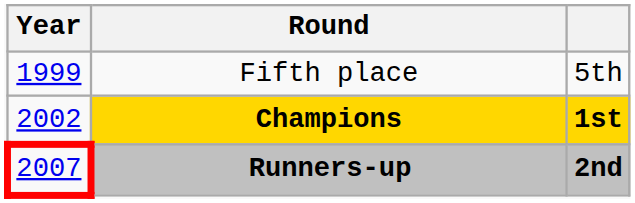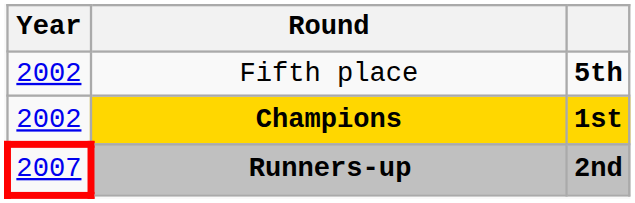(49, 73) 1999 -> (49, 73) 2002
(598, 73) normal -> (598, 73) bold
